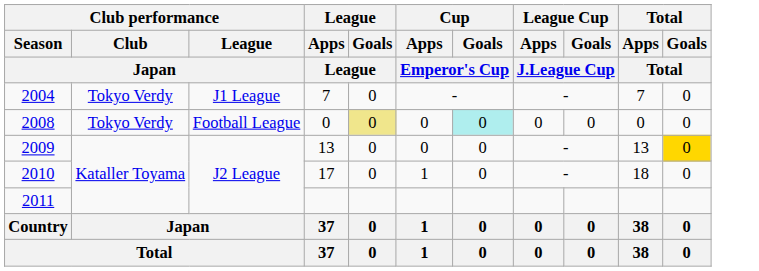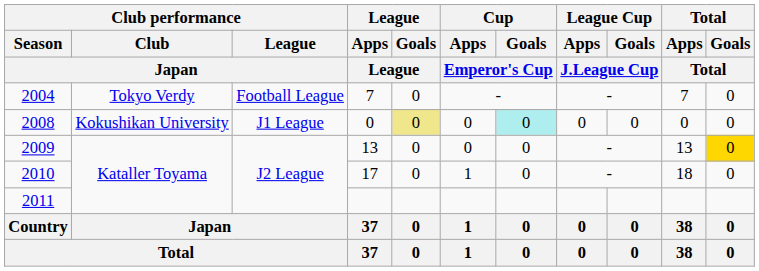(247, 95) J1 League -> (290, 95) Football League
(130, 122) Tokyo Verdy -> (152, 122) Kokushikan University
(247, 122) Football League -> (290, 122) J1 League
